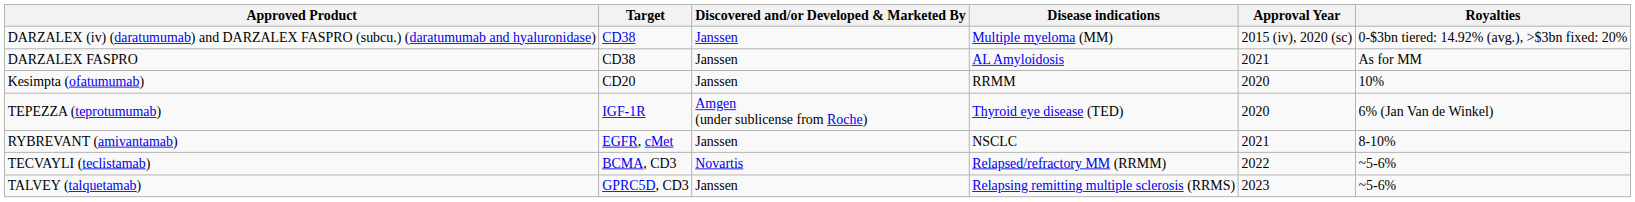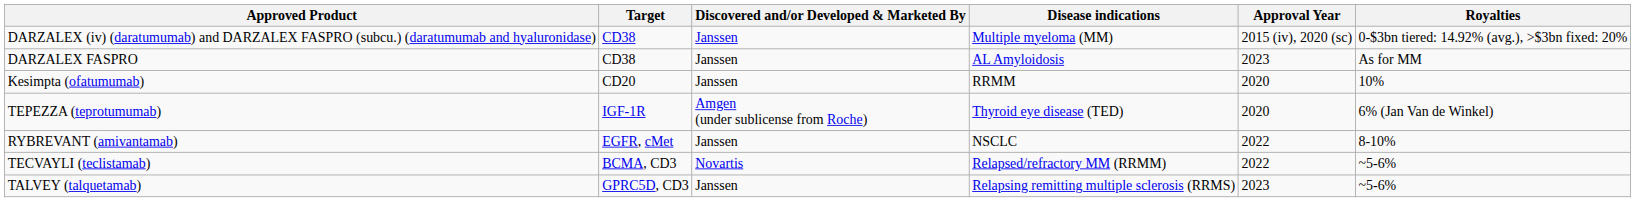(1255, 59) 2021 -> (1255, 59) 2023
(1255, 141) 2021 -> (1255, 141) 2022
